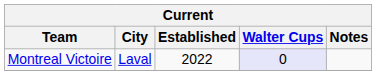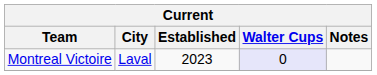(197, 59) 2022 -> (197, 59) 2023
